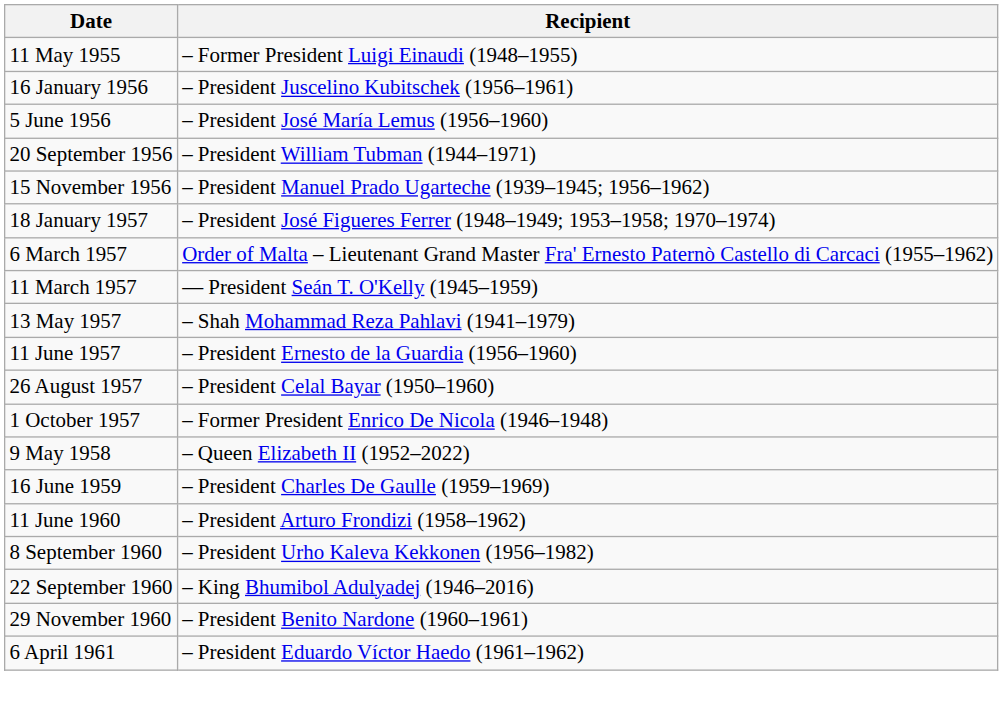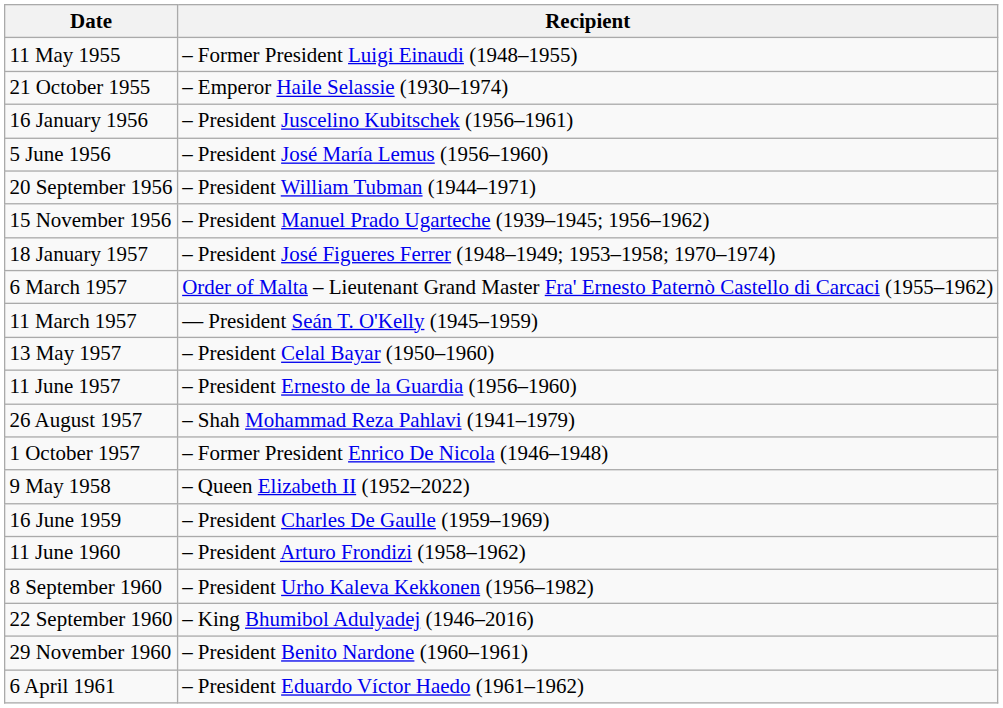+ row: (80, 87)
(379, 320) – Shah Mohammad Reza Pahlavi (1941–1979) -> (338, 353) – President Celal Bayar (1950–1960)
(338, 386) – President Celal Bayar (1950–1960) -> (379, 420) – Shah Mohammad Reza Pahlavi (1941–1979)
